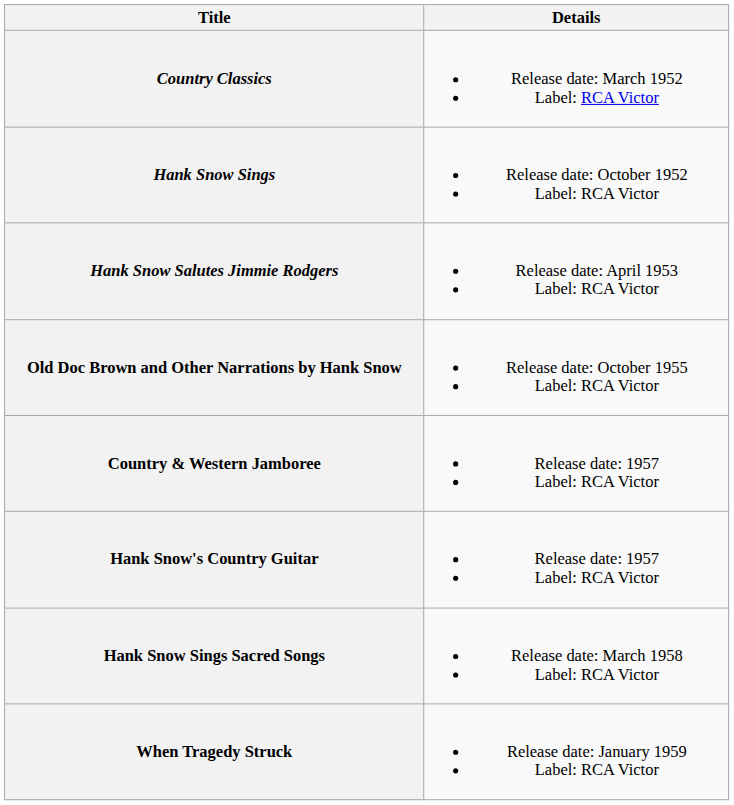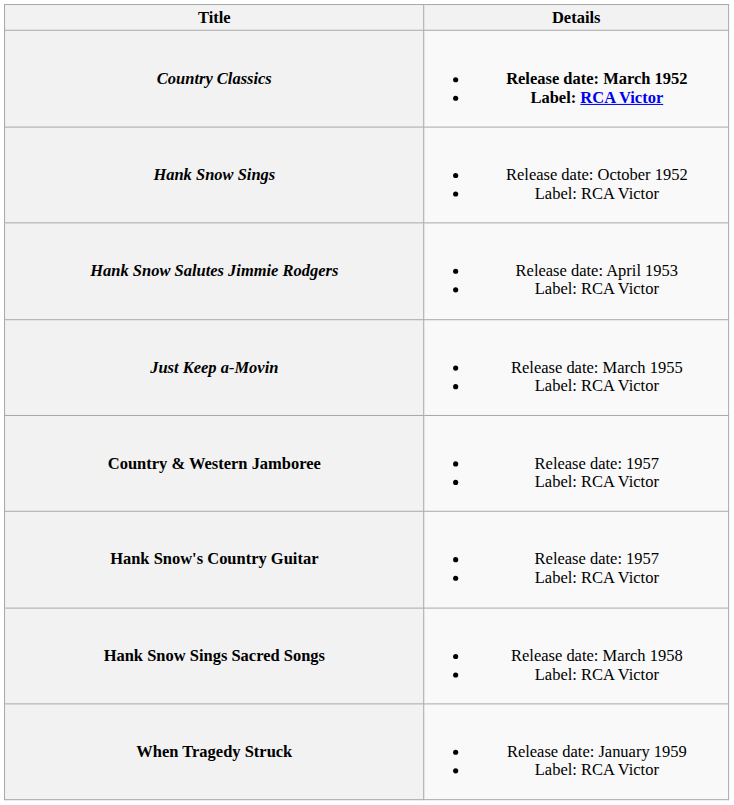(576, 88) normal -> (576, 88) bold
+ row: (214, 367)
- row: (214, 367)
